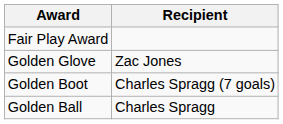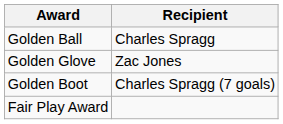rows swapped: (45, 107) <-> (58, 38)
